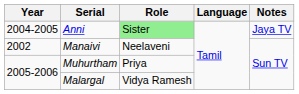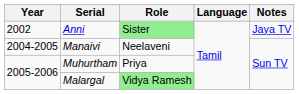(32, 30) 2004-2005 -> (19, 30) 2002
(19, 47) 2002 -> (32, 47) 2004-2005
(157, 81) no background -> (157, 81) lightgreen background
